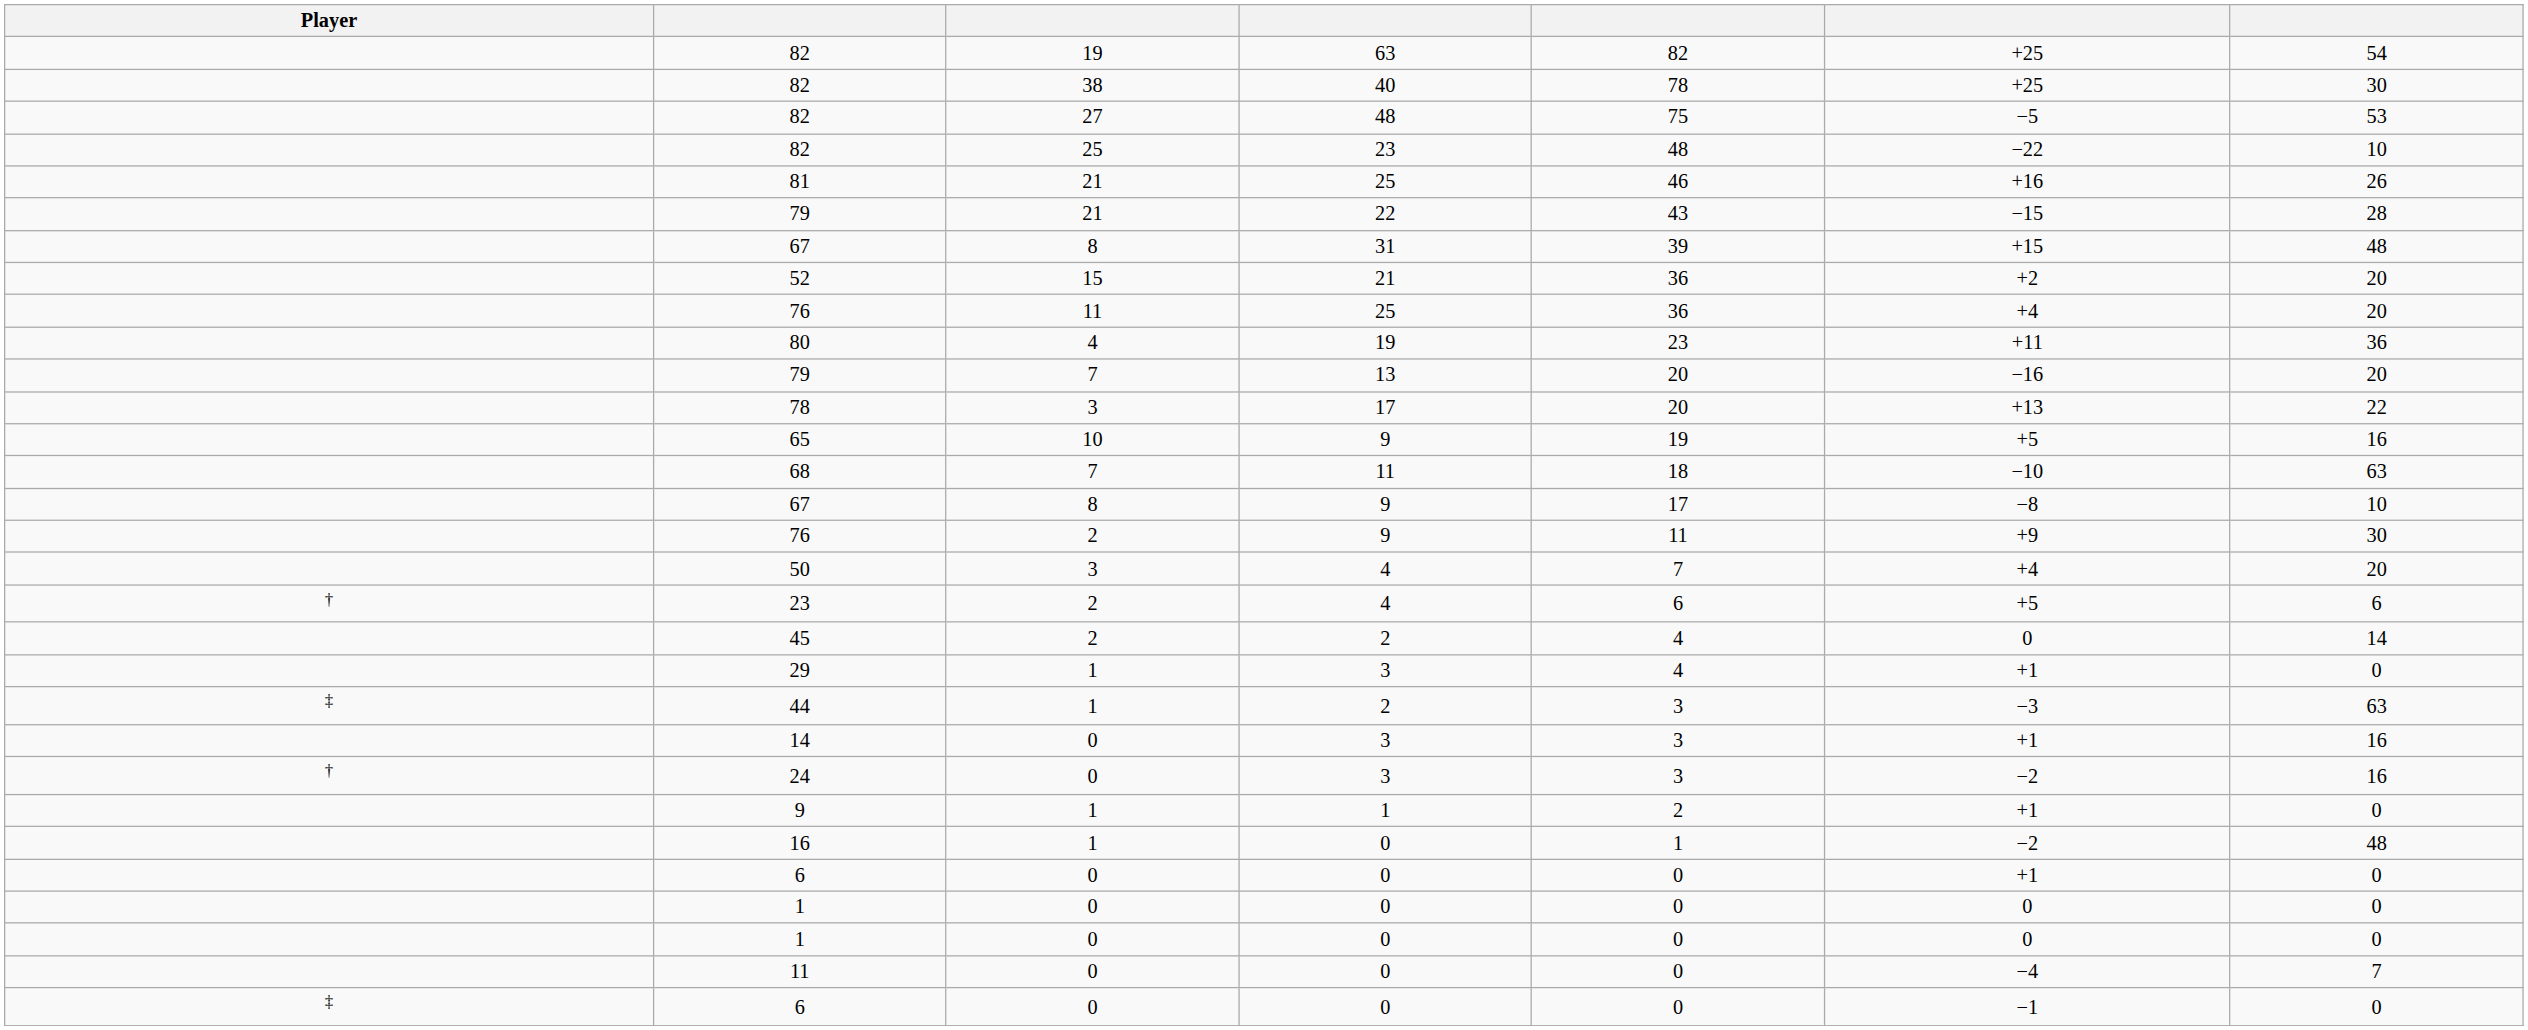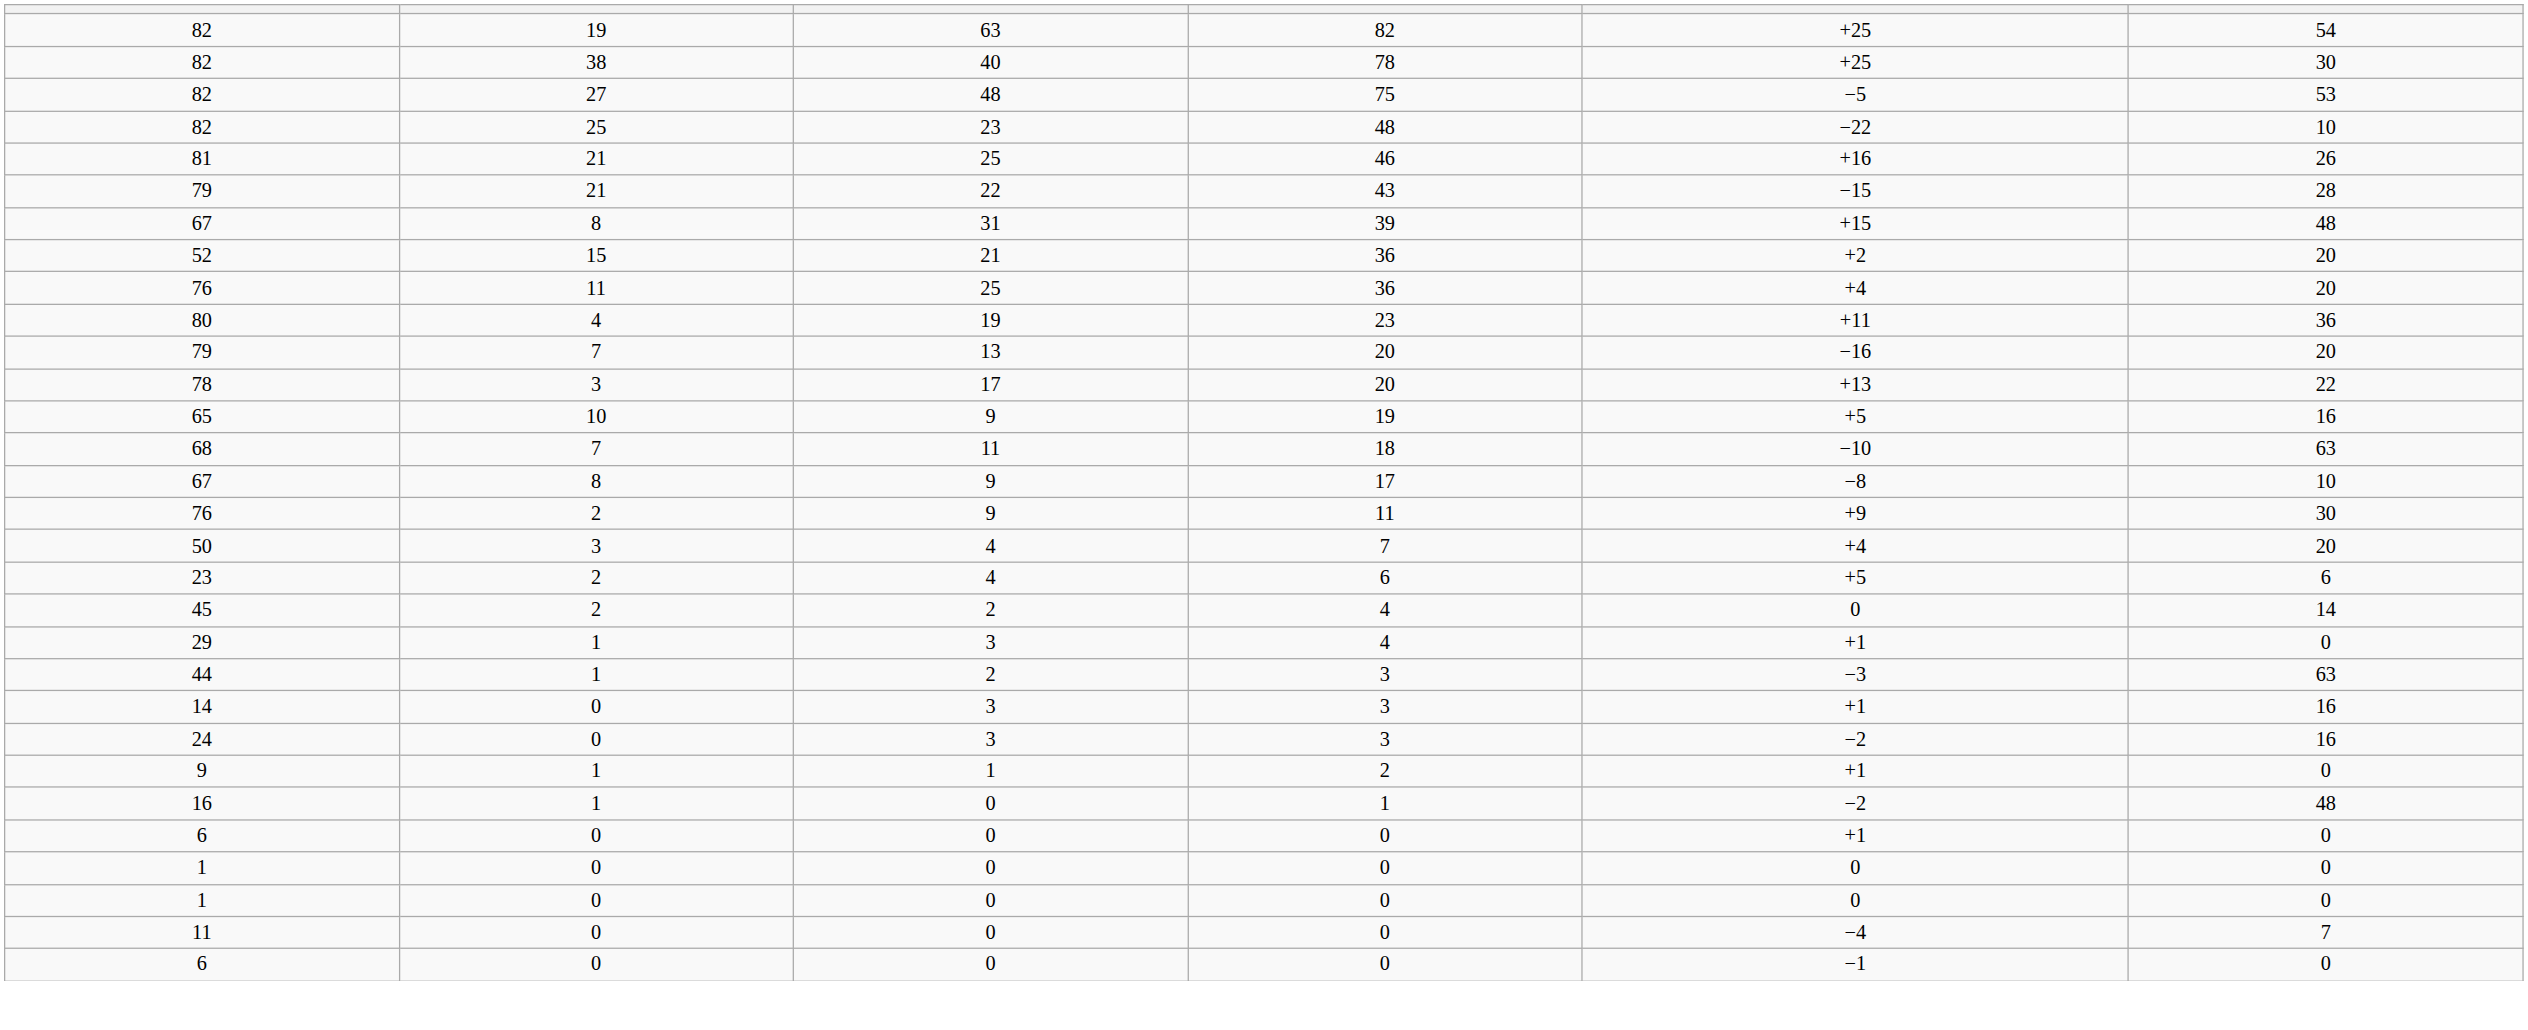- column: (329, 20)
